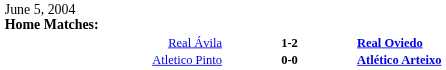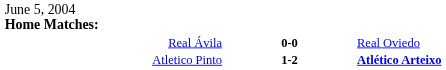(290, 42) 1-2 -> (290, 42) 0-0
(390, 42) bold -> (388, 42) normal
(290, 60) 0-0 -> (290, 60) 1-2
